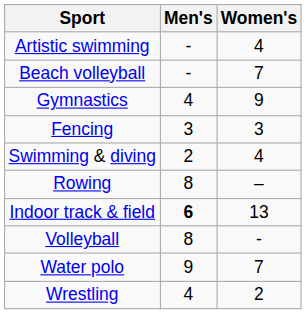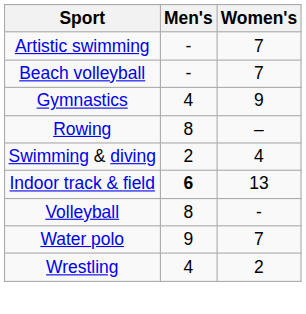(259, 45) 4 -> (259, 45) 7
- row: (82, 128)
rows swapped: (82, 184) <-> (82, 156)
